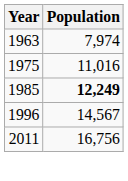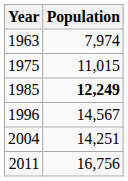(99, 65) 11,016 -> (99, 65) 11,015
+ row: (24, 139)
